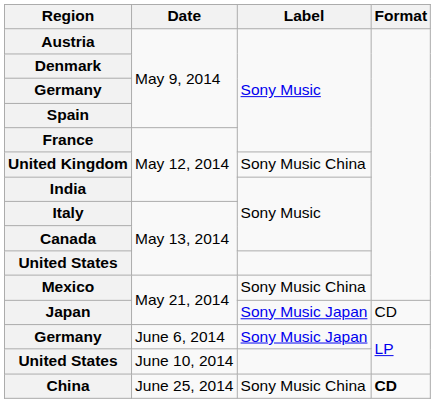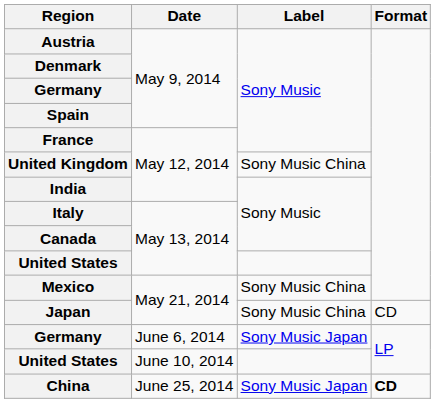(304, 312) Sony Music Japan -> (303, 312) Sony Music China
(303, 386) Sony Music China -> (304, 386) Sony Music Japan
